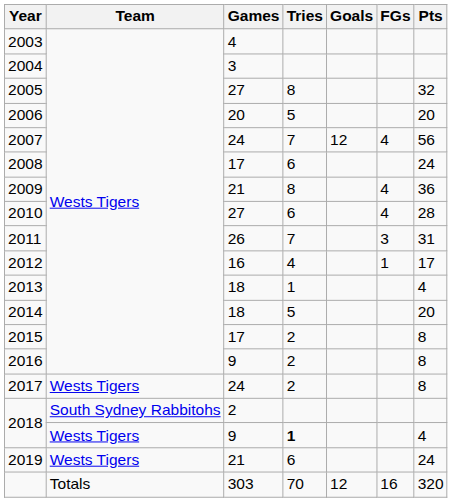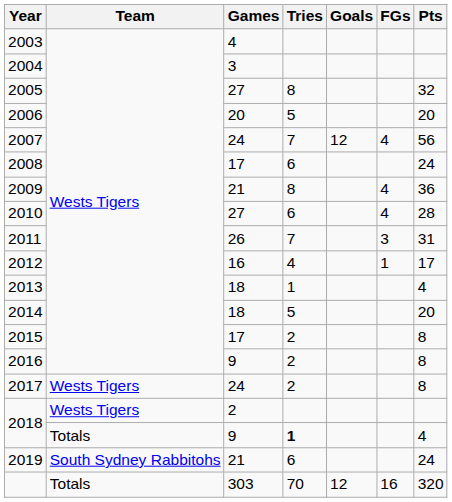(135, 410) South Sydney Rabbitohs -> (94, 410) Wests Tigers
(94, 435) Wests Tigers -> (70, 435) Totals
(94, 459) Wests Tigers -> (135, 459) South Sydney Rabbitohs
